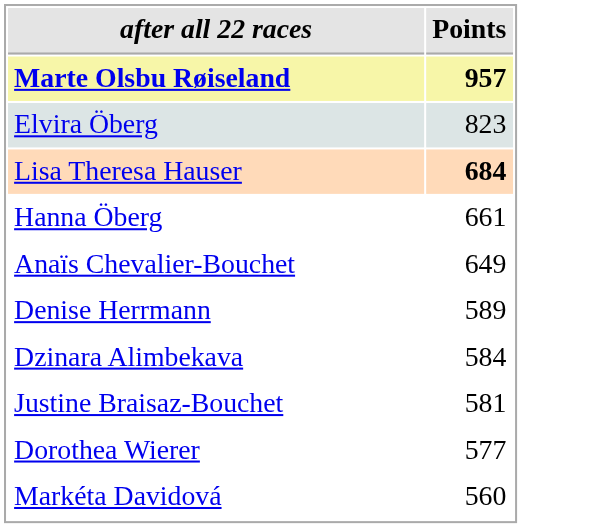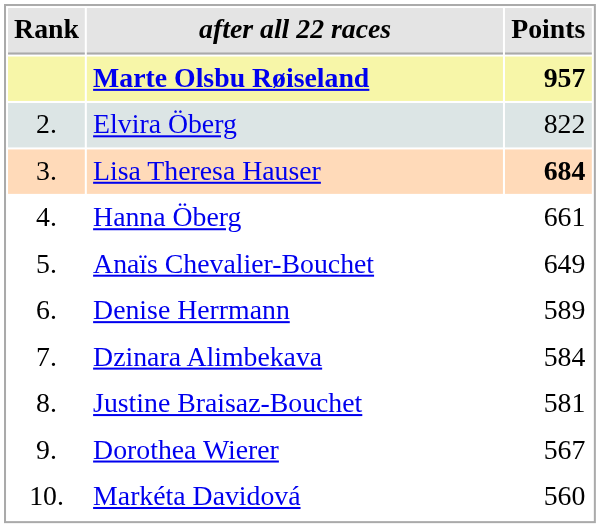+ column: (47, 29)
(485, 124) 823 -> (564, 124) 822
(485, 449) 577 -> (564, 449) 567
